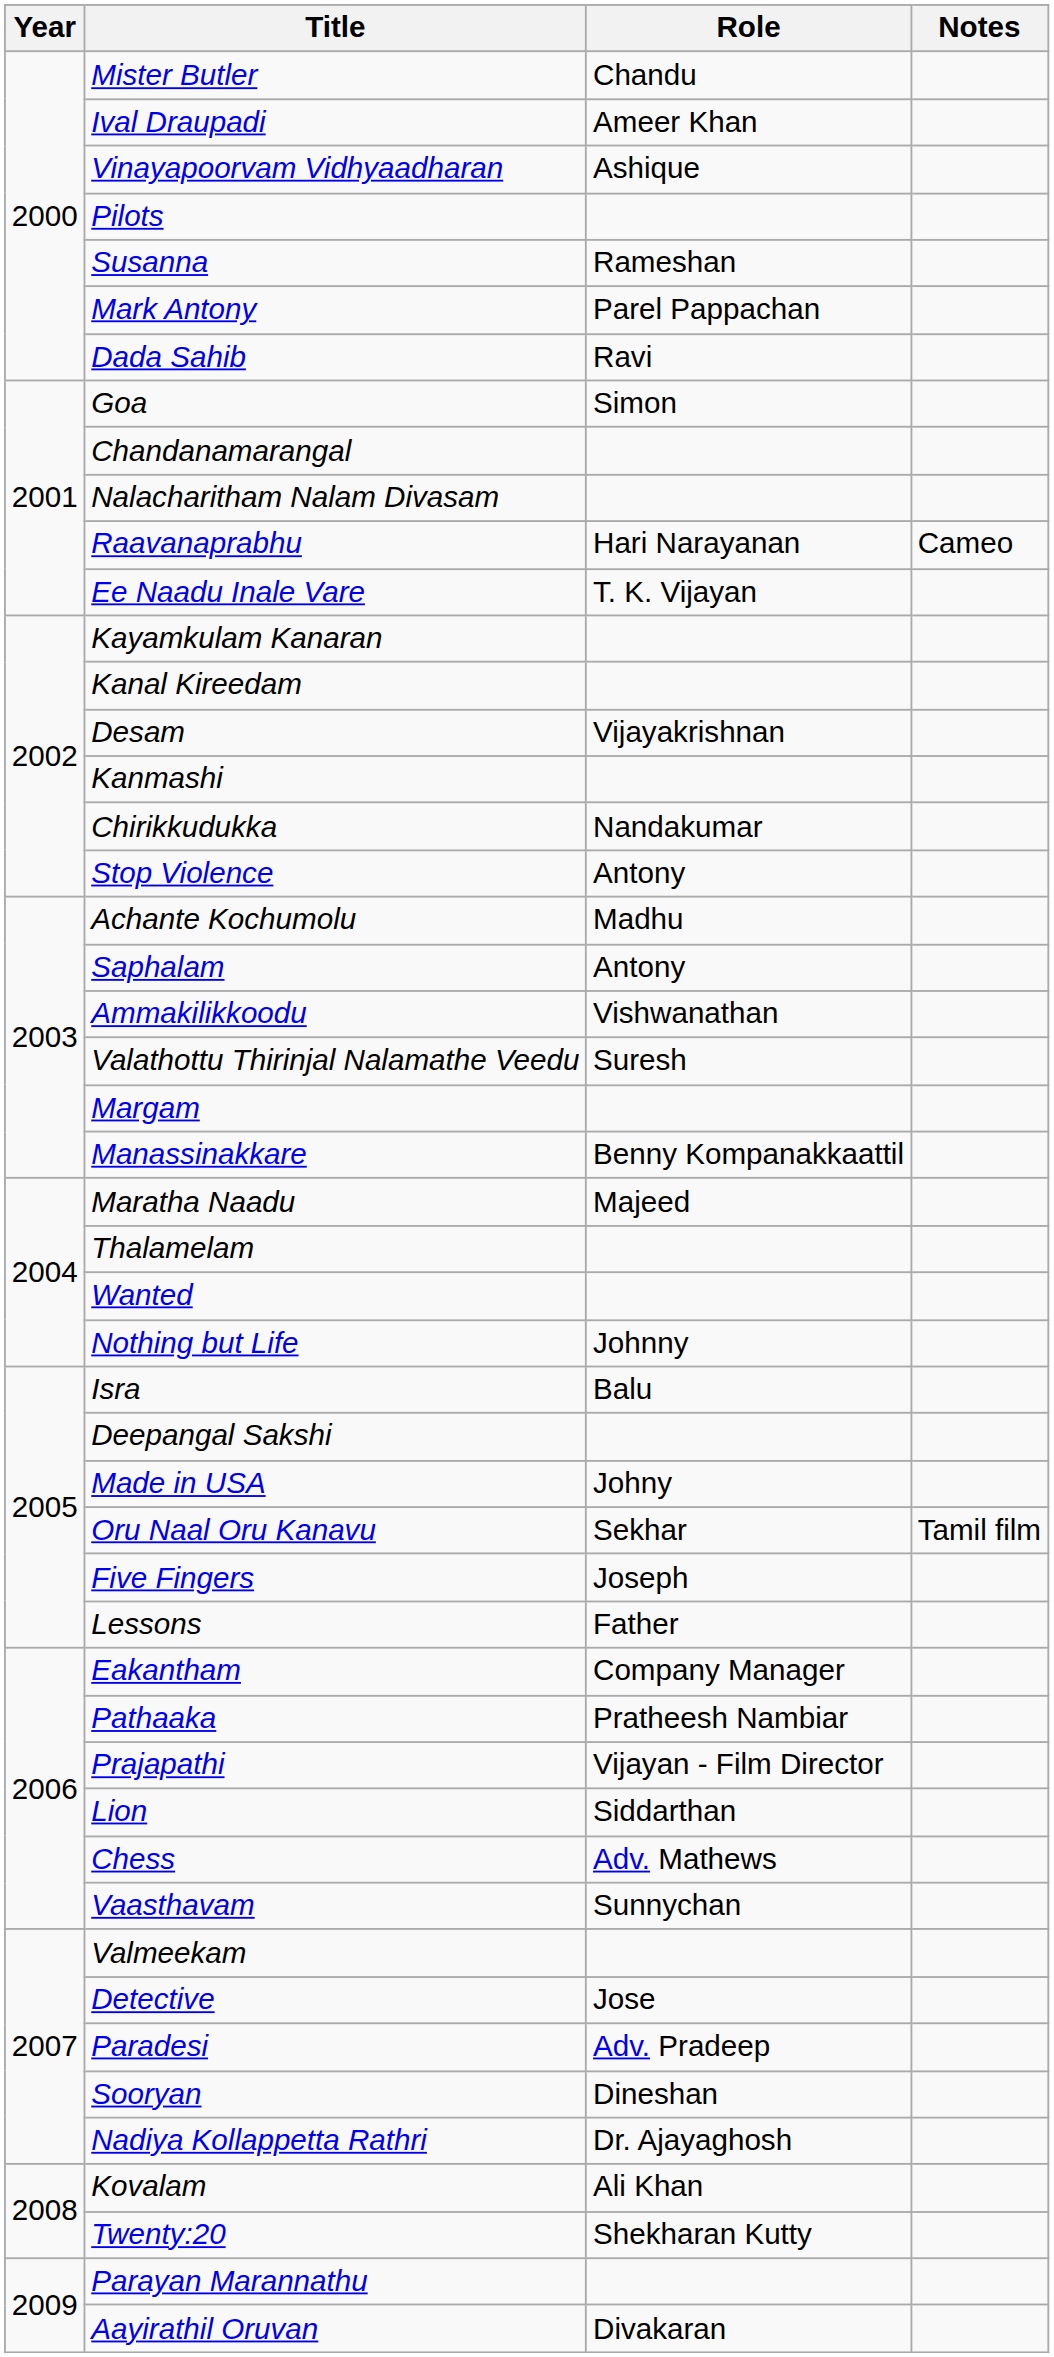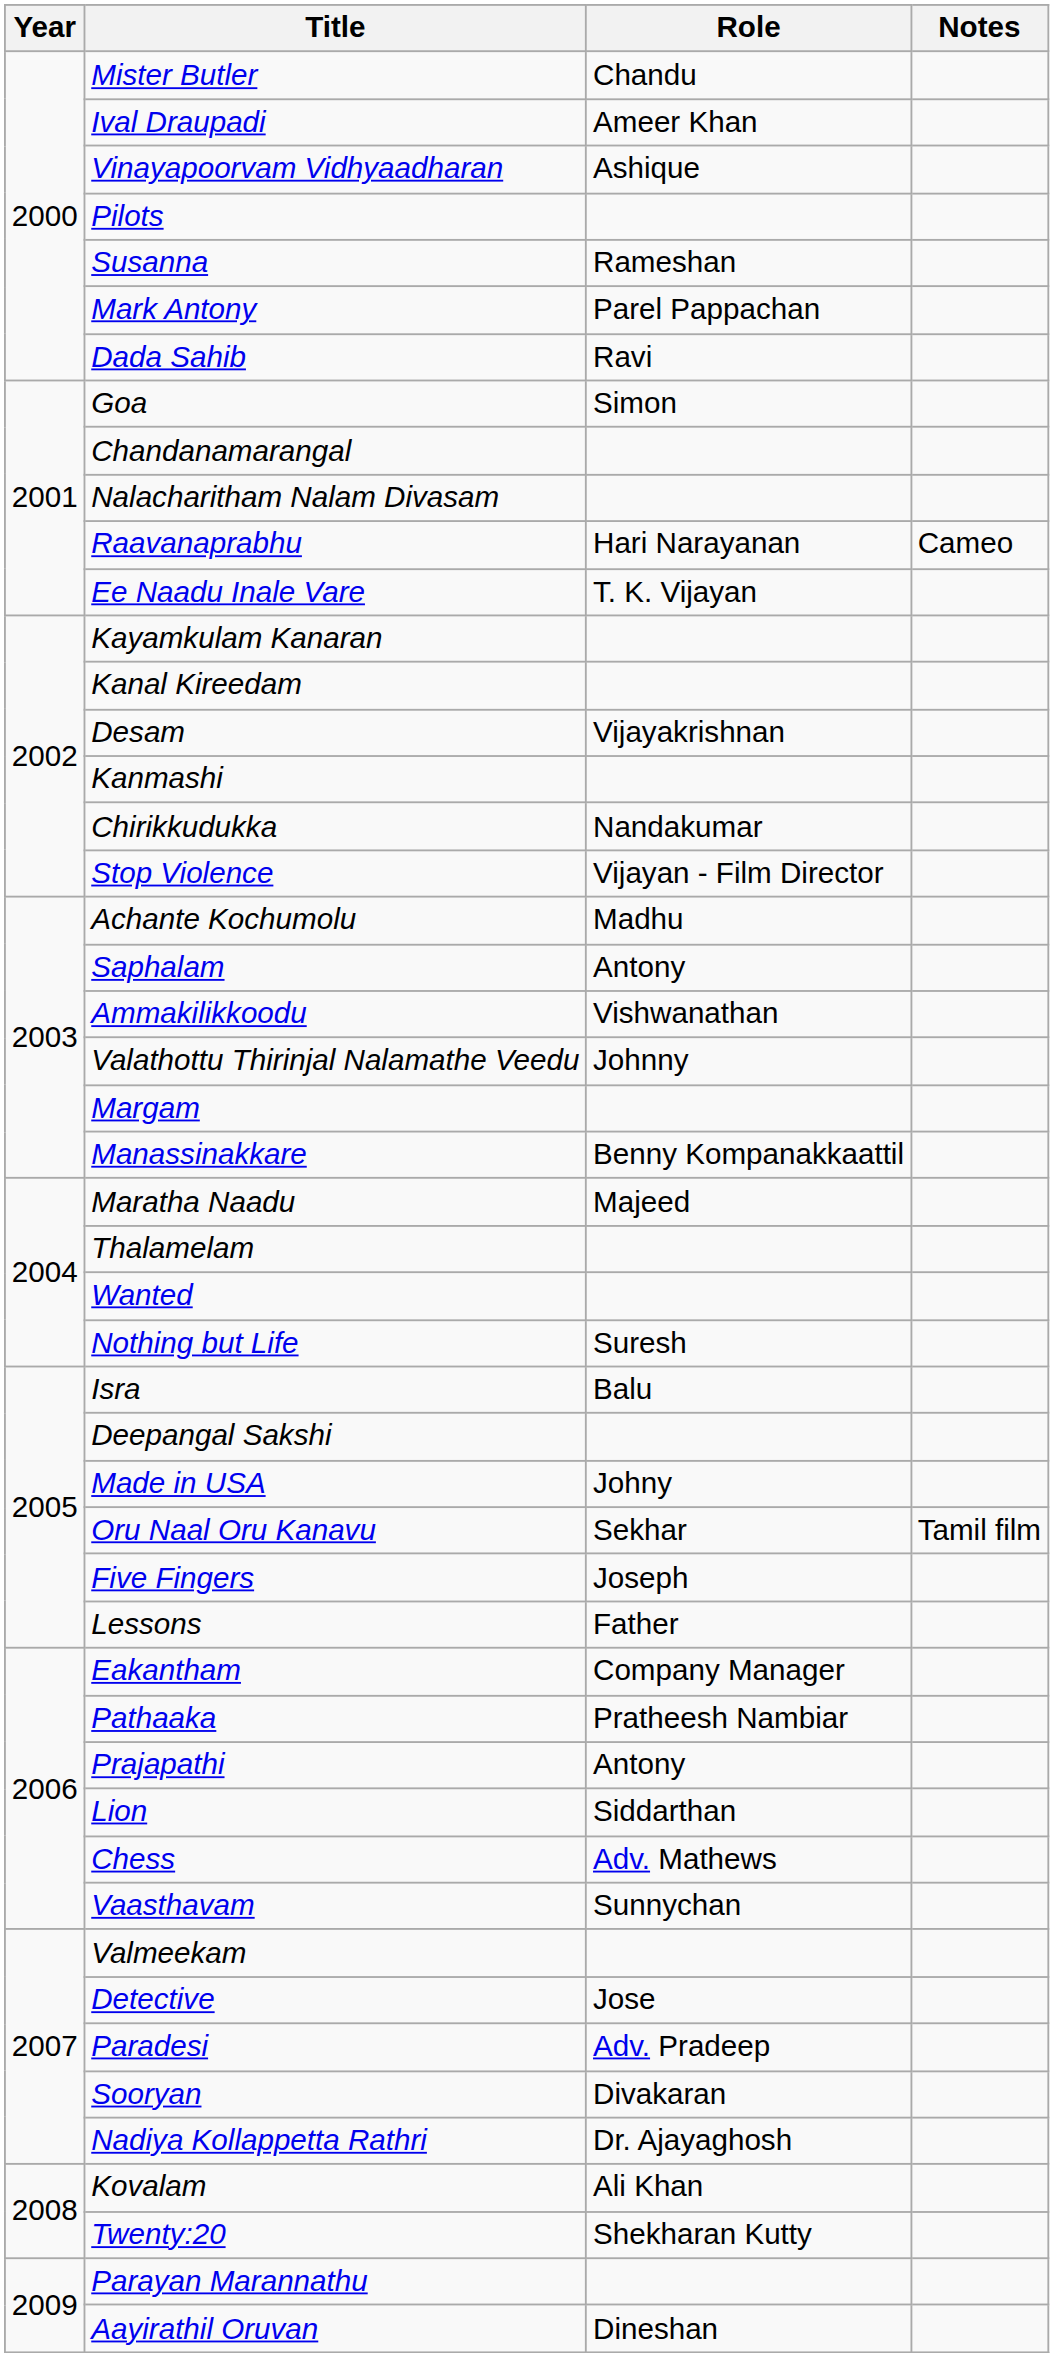(639, 872) Antony -> (738, 872) Vijayan - Film Director
(640, 1060) Suresh -> (641, 1060) Johnny
(641, 1342) Johnny -> (640, 1342) Suresh
(738, 1764) Vijayan - Film Director -> (639, 1764) Antony
(656, 2093) Dineshan -> (660, 2093) Divakaran
(660, 2328) Divakaran -> (656, 2328) Dineshan
